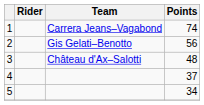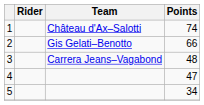(105, 28) Carrera Jeans–Vagabond -> (94, 28) Château d'Ax–Salotti
(192, 44) 56 -> (192, 44) 66
(94, 60) Château d'Ax–Salotti -> (105, 60) Carrera Jeans–Vagabond
(192, 76) 37 -> (192, 76) 47
